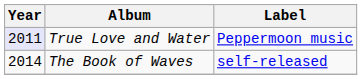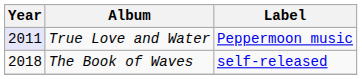(25, 62) 2014 -> (25, 62) 2018
